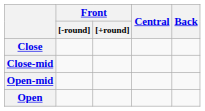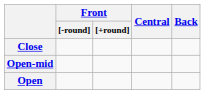- row: (30, 64)
